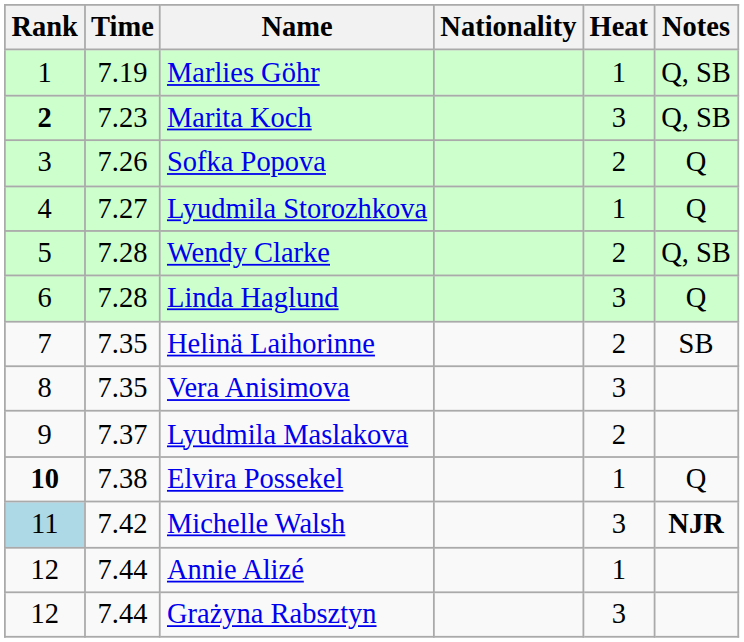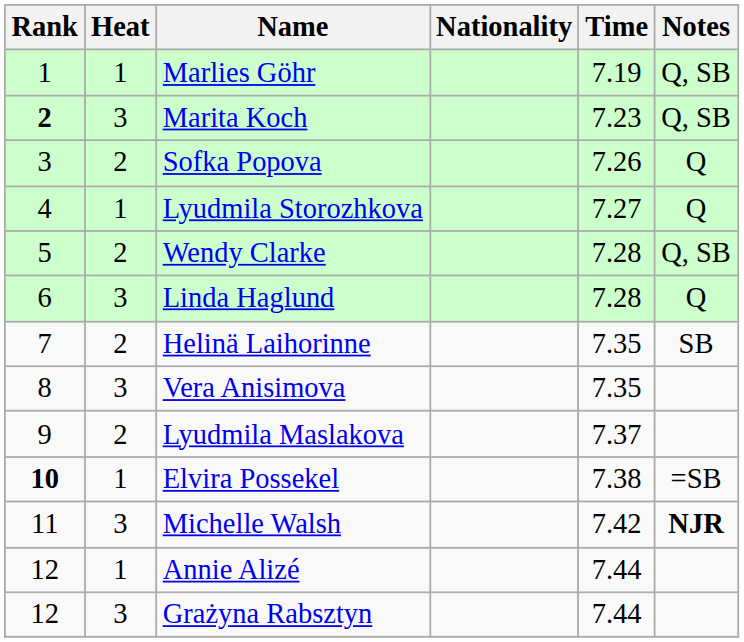columns swapped: (619, 27) <-> (122, 27)
(696, 478) Q -> (696, 478) =SB
(45, 523) lightblue background -> (45, 523) no background
